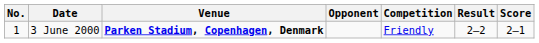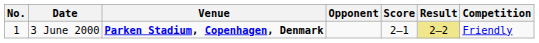columns swapped: (516, 13) <-> (418, 13)
(476, 30) no background -> (439, 30) khaki background
